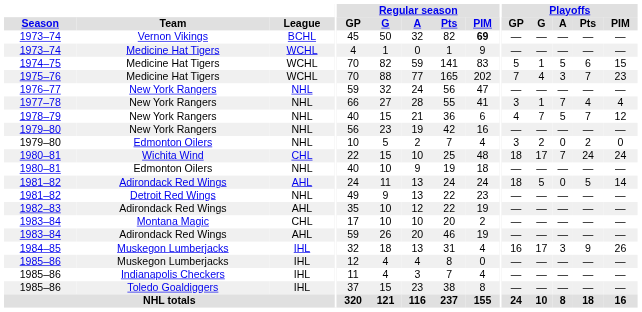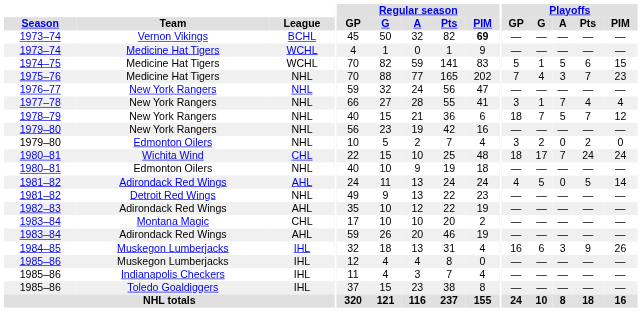(302, 76) WCHL -> (302, 76) NHL
(516, 116) 4 -> (516, 116) 18
(516, 182) 18 -> (516, 182) 4
(541, 248) 17 -> (541, 248) 6
